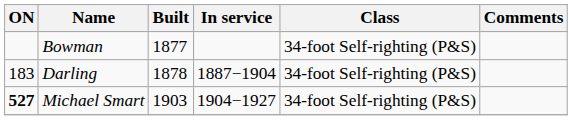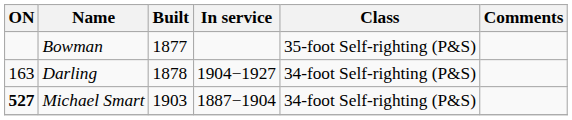(380, 45) 34-foot Self-righting (P&S) -> (380, 45) 35-foot Self-righting (P&S)
(21, 73) 183 -> (21, 73) 163
(237, 73) 1887−1904 -> (237, 73) 1904−1927
(237, 100) 1904−1927 -> (237, 100) 1887−1904
